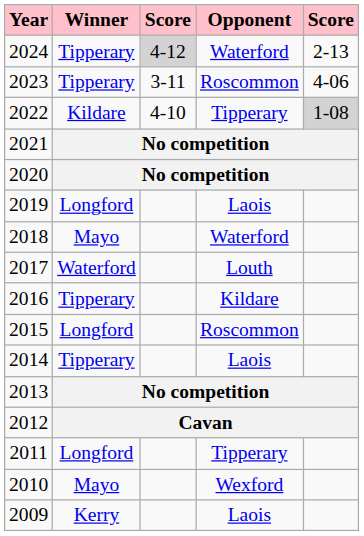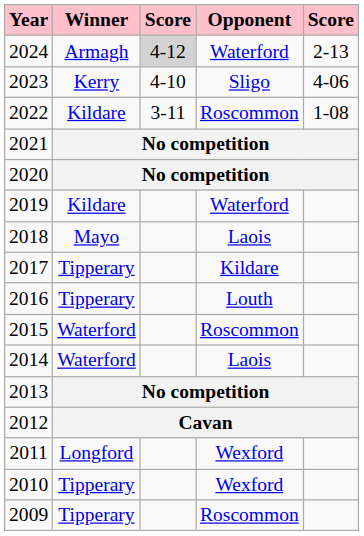(96, 50) Tipperary -> (96, 50) Armagh
(96, 81) Tipperary -> (96, 81) Kerry
(168, 81) 3-11 -> (168, 81) 4-10
(249, 81) Roscommon -> (249, 81) Sligo
(168, 112) 4-10 -> (168, 112) 3-11
(249, 112) Tipperary -> (249, 112) Roscommon
(331, 112) lightgrey background -> (331, 112) no background
(96, 205) Longford -> (96, 205) Kildare
(249, 205) Laois -> (249, 205) Waterford
(249, 236) Waterford -> (249, 236) Laois
(96, 267) Waterford -> (96, 267) Tipperary
(249, 267) Louth -> (249, 267) Kildare
(249, 298) Kildare -> (249, 298) Louth
(96, 329) Longford -> (96, 329) Waterford
(96, 360) Tipperary -> (96, 360) Waterford
(249, 453) Tipperary -> (249, 453) Wexford
(96, 484) Mayo -> (96, 484) Tipperary
(96, 515) Kerry -> (96, 515) Tipperary
(249, 515) Laois -> (249, 515) Roscommon
